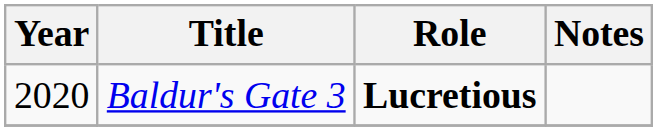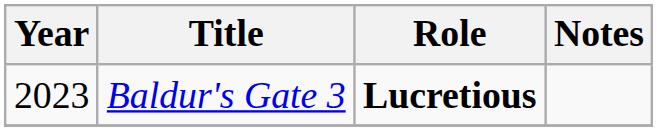(52, 94) 2020 -> (52, 94) 2023
